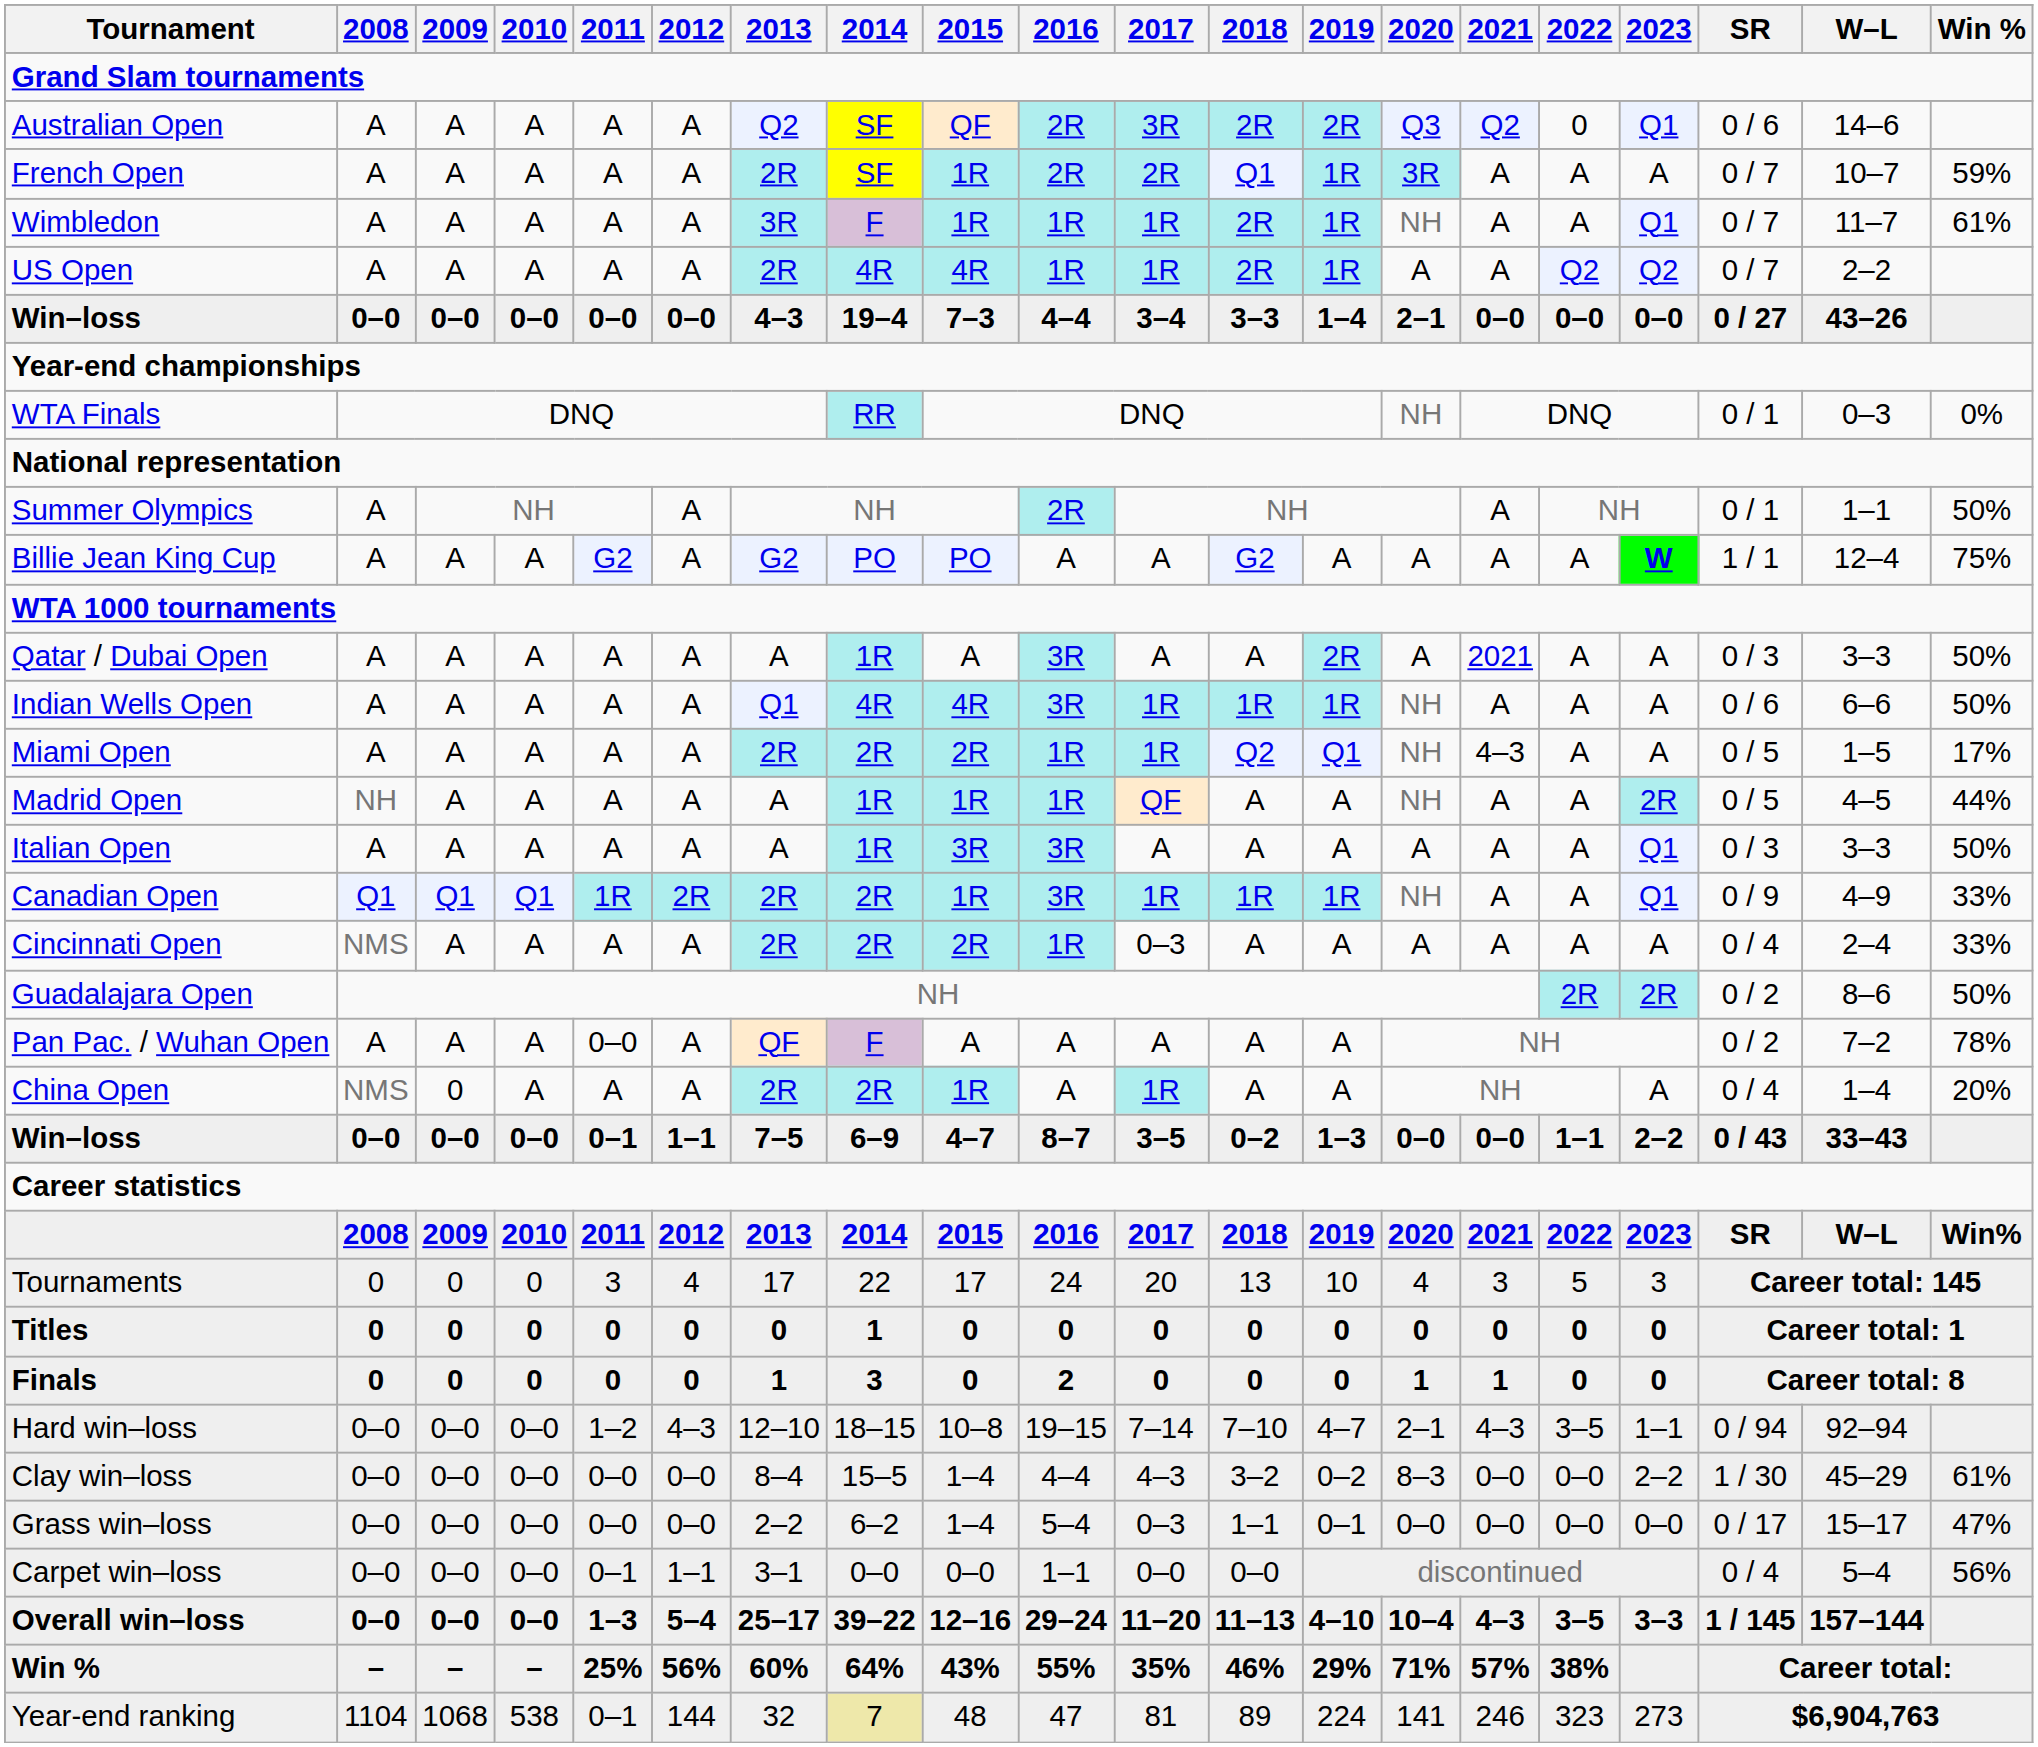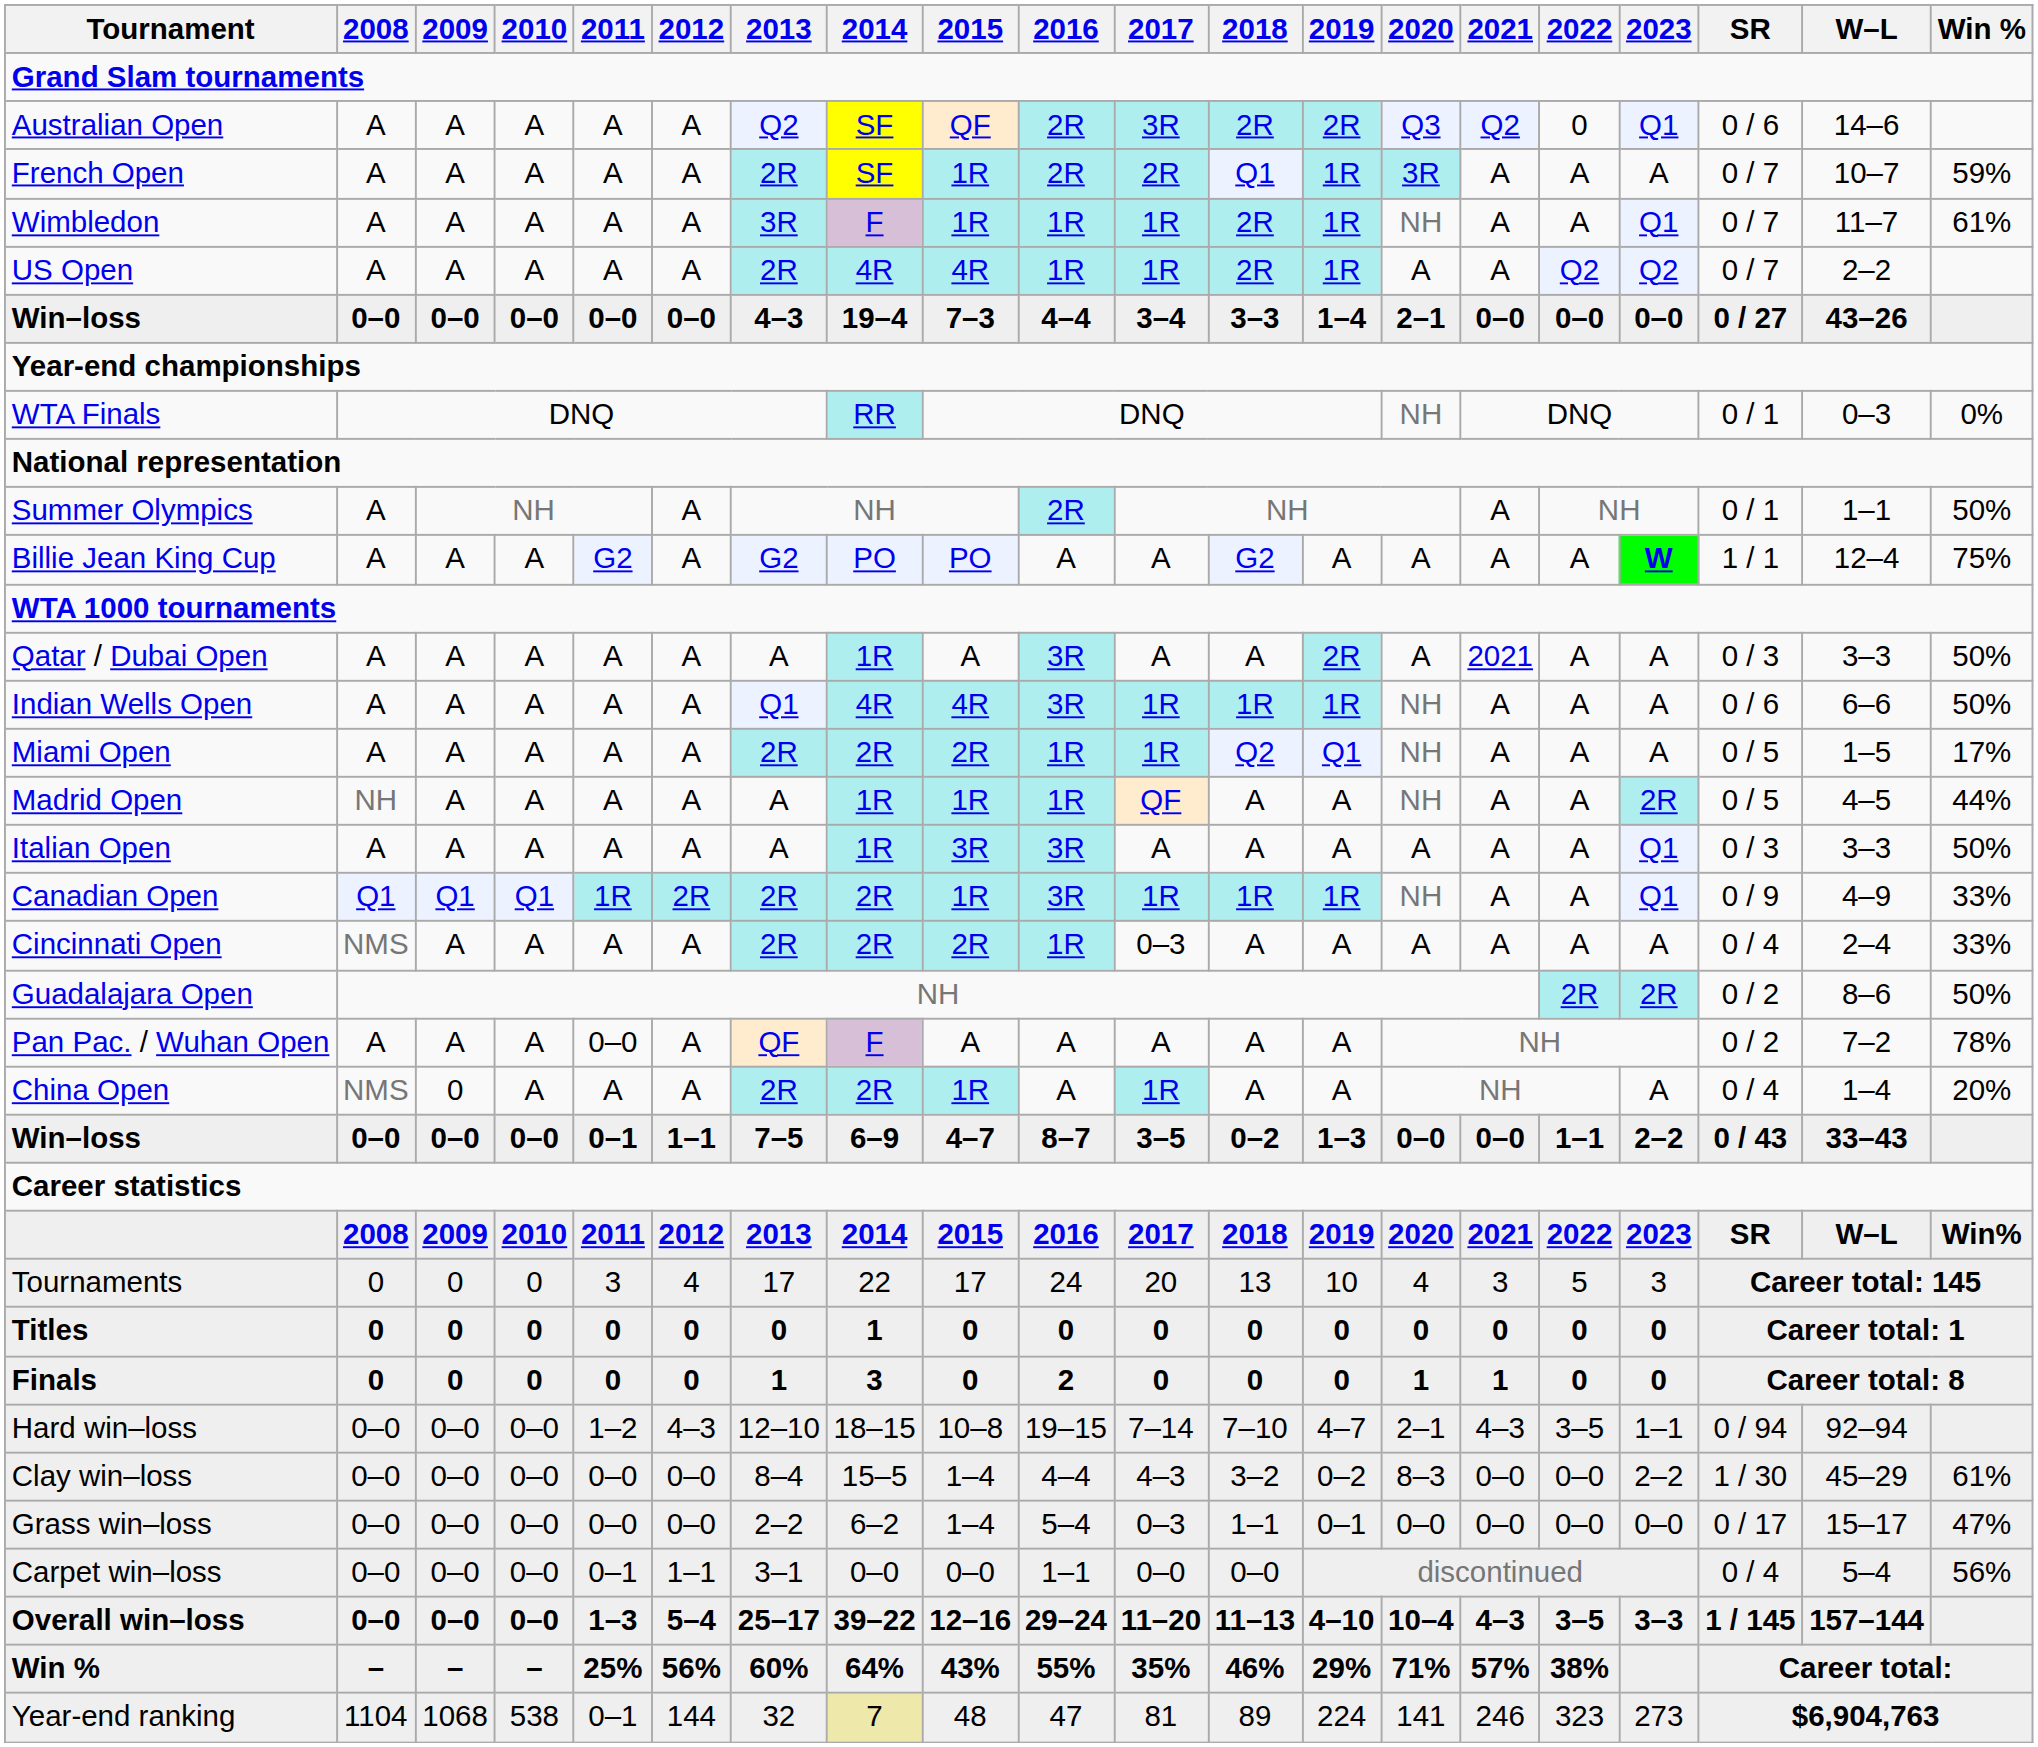(1500, 752) 4–3 -> (1500, 752) A
